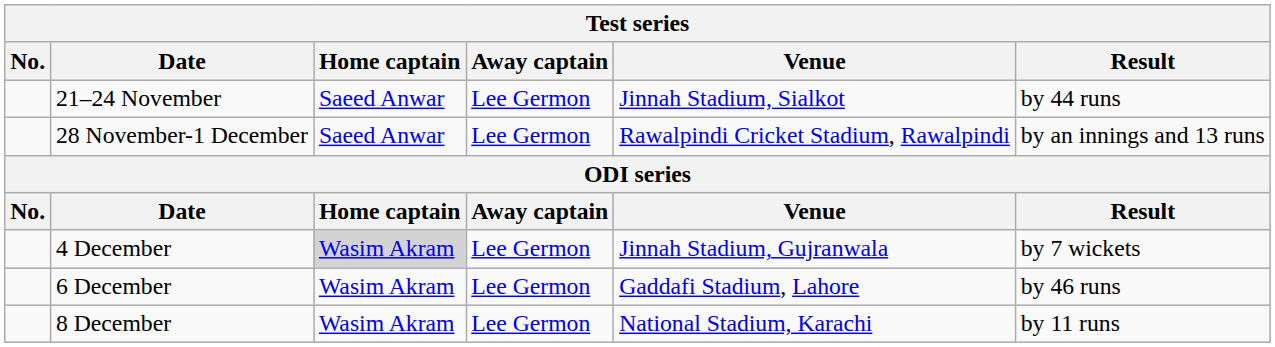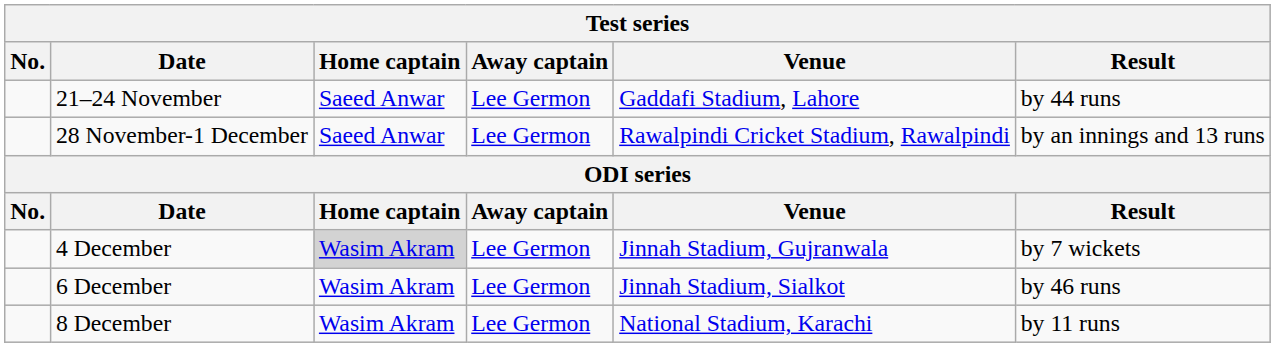(732, 98) Jinnah Stadium, Sialkot -> (739, 98) Gaddafi Stadium, Lahore
(739, 286) Gaddafi Stadium, Lahore -> (732, 286) Jinnah Stadium, Sialkot
